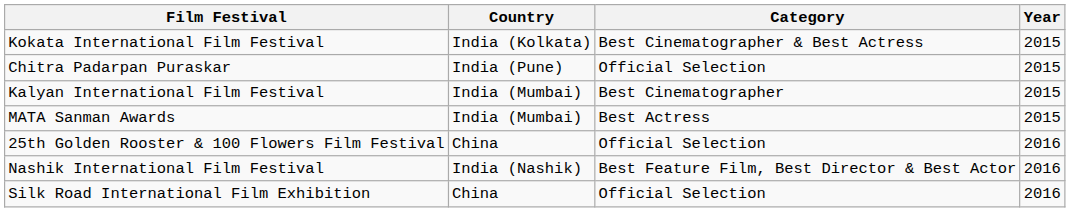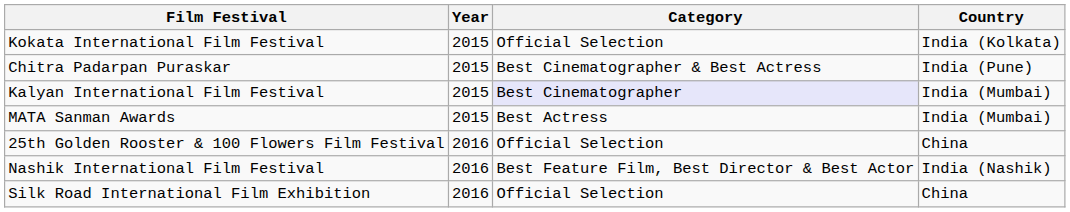columns swapped: (1042, 17) <-> (522, 17)
(761, 42) Best Cinematographer & Best Actress -> (580, 42) Official Selection
(682, 68) Official Selection -> (659, 68) Best Cinematographer & Best Actress
(691, 93) no background -> (589, 93) lavender background
